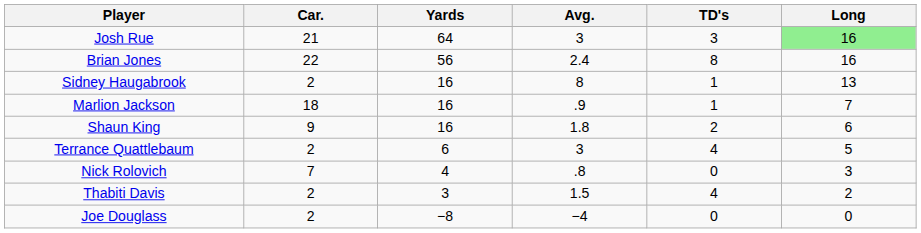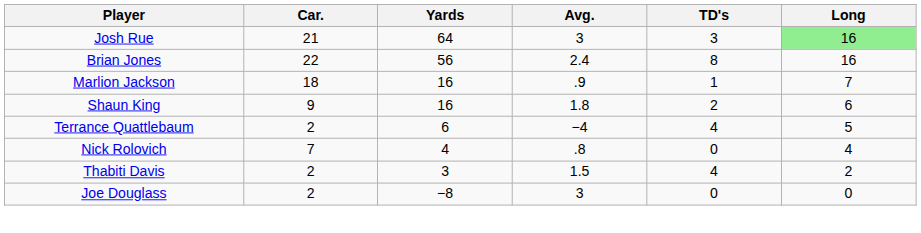- row: (124, 82)
(580, 149) 3 -> (580, 127) −4
(848, 171) 3 -> (848, 149) 4
(580, 216) −4 -> (580, 194) 3
